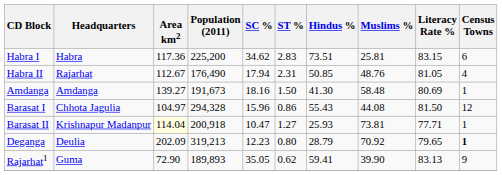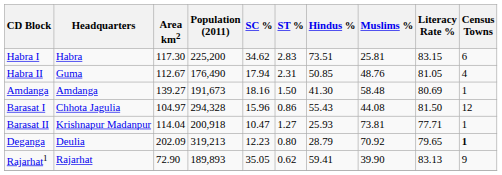(171, 57) 117.36 -> (171, 57) 117.30
(74, 74) Rajarhat -> (69, 74) Guma
(171, 125) lightyellow background -> (171, 125) no background
(69, 160) Guma -> (74, 160) Rajarhat
